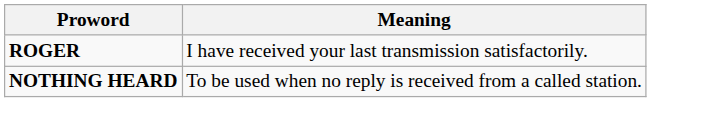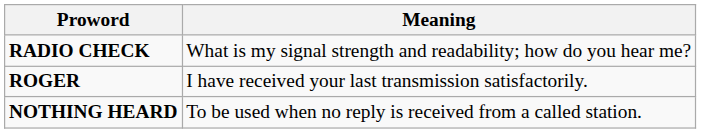+ row: (79, 50)
